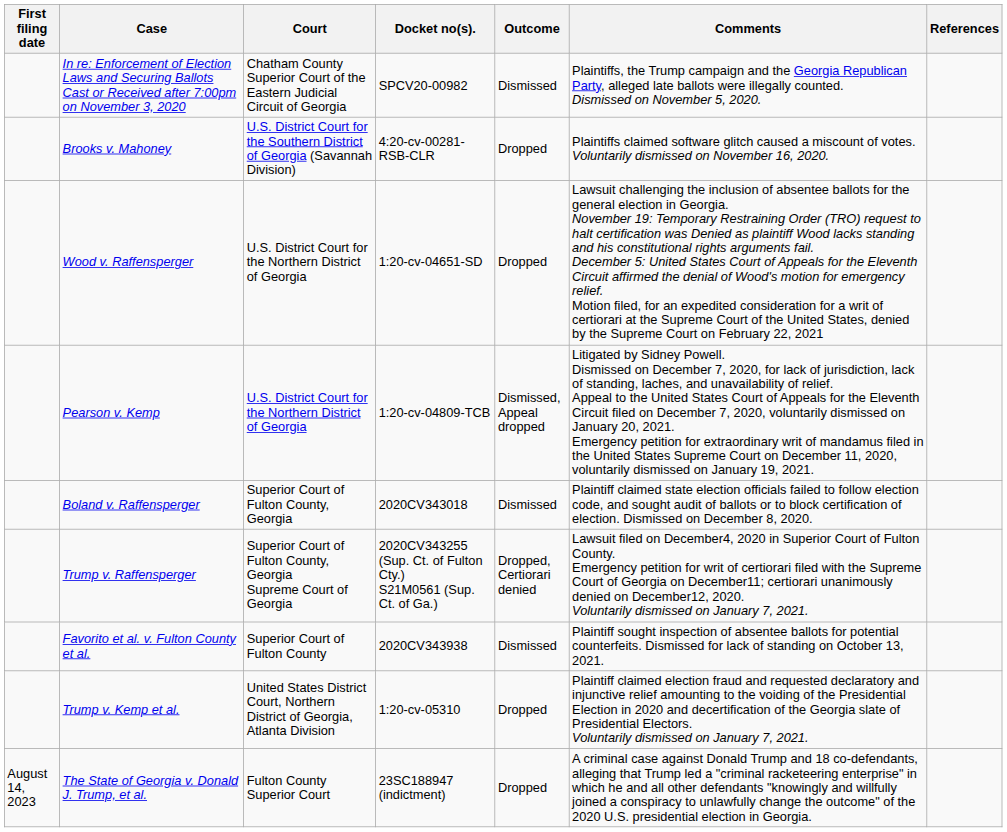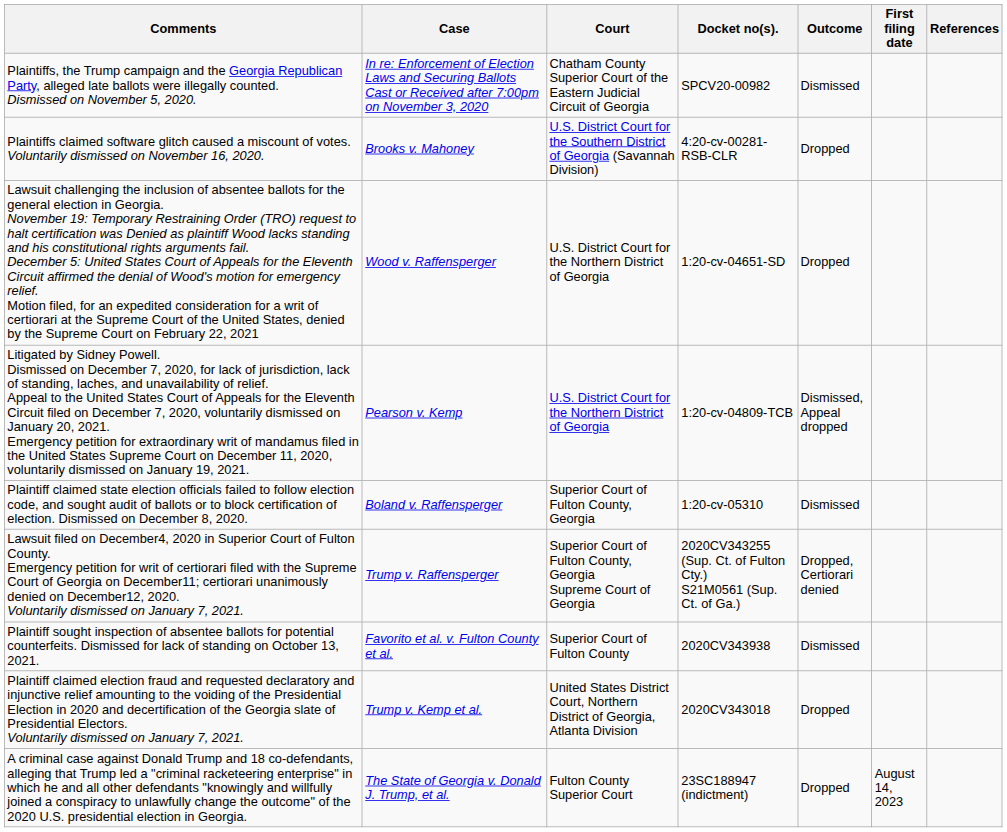columns swapped: (32, 29) <-> (748, 29)
(423, 504) 2020CV343018 -> (722, 504) 1:20-cv-05310
(420, 709) 1:20-cv-05310 -> (726, 709) 2020CV343018
